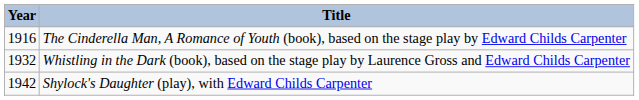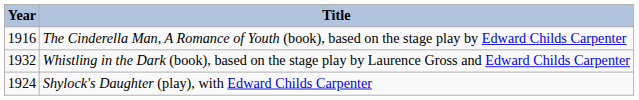(22, 83) 1942 -> (22, 83) 1924
